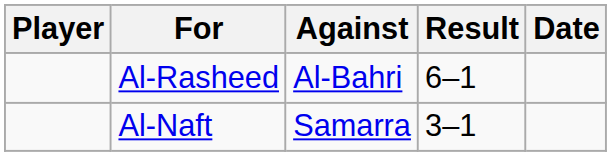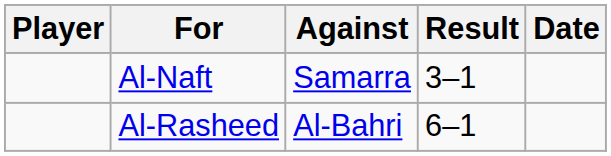rows swapped: (199, 77) <-> (165, 126)
